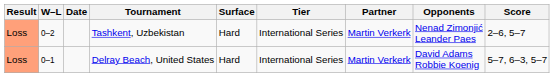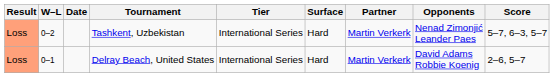columns swapped: (301, 12) <-> (237, 12)
(506, 33) 2–6, 5–7 -> (517, 33) 5–7, 6–3, 5–7
(517, 59) 5–7, 6–3, 5–7 -> (506, 59) 2–6, 5–7
